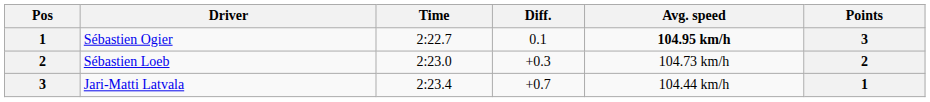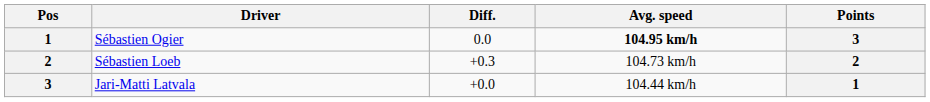- column: (434, 16)
(538, 39) 0.1 -> (482, 39) 0.0
(538, 85) +0.7 -> (482, 85) +0.0
